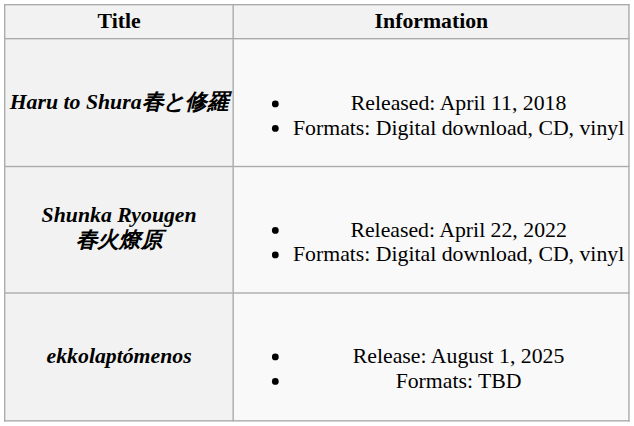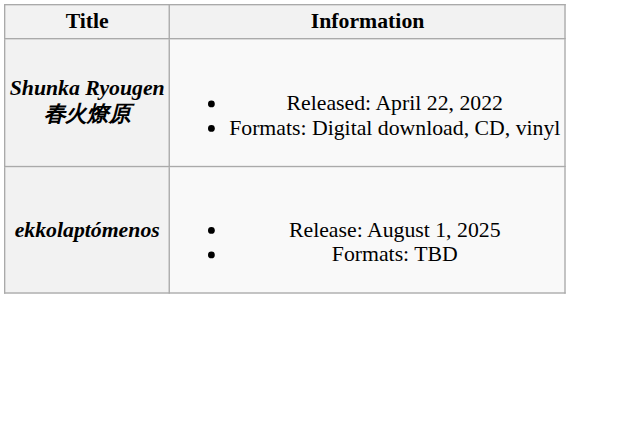- row: (119, 101)
